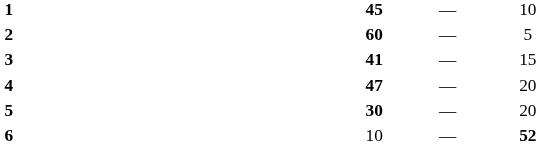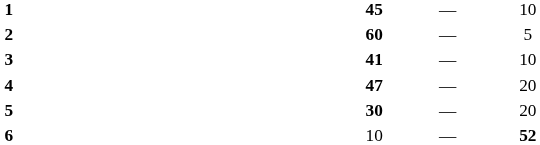(528, 59) 15 -> (528, 59) 10
